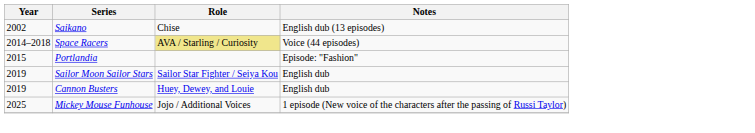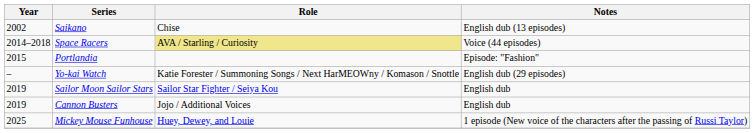+ row: (81, 74)
(206, 89) Huey, Dewey, and Louie -> (204, 105) Jojo / Additional Voices
(204, 105) Jojo / Additional Voices -> (206, 120) Huey, Dewey, and Louie
